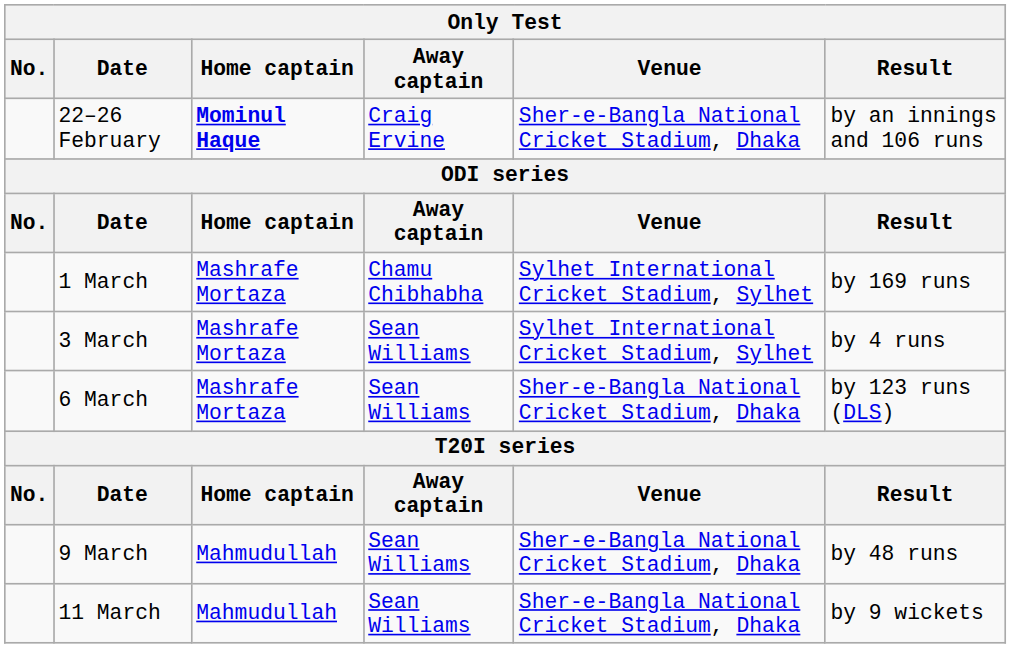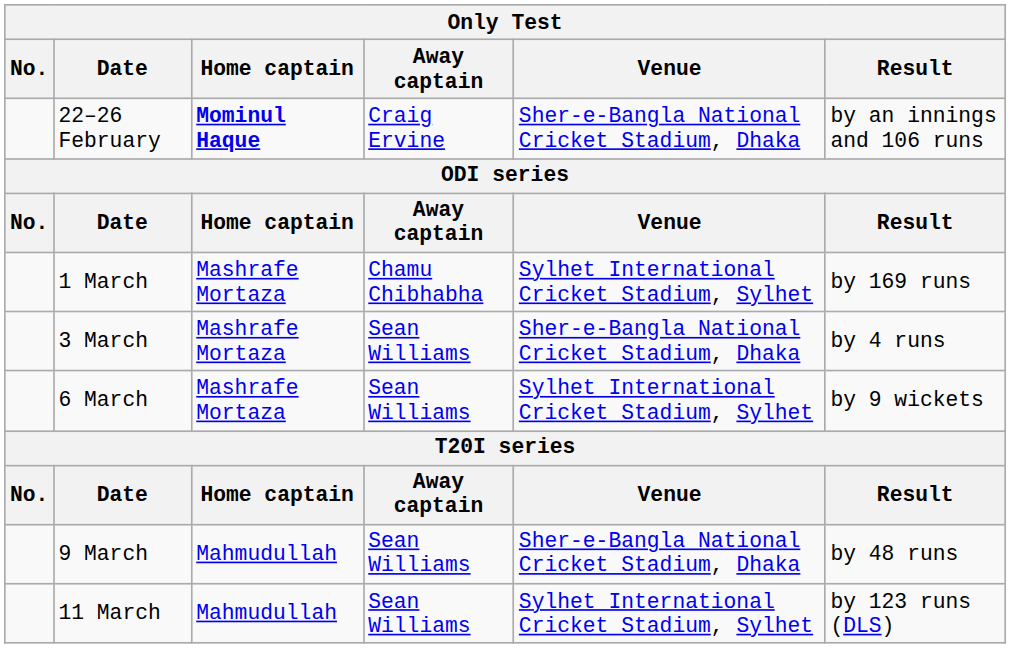(666, 341) Sylhet International Cricket Stadium, Sylhet -> (660, 341) Sher-e-Bangla National Cricket Stadium, Dhaka
(660, 401) Sher-e-Bangla National Cricket Stadium, Dhaka -> (666, 401) Sylhet International Cricket Stadium, Sylhet
(901, 401) by 123 runs (DLS) -> (907, 401) by 9 wickets
(660, 614) Sher-e-Bangla National Cricket Stadium, Dhaka -> (666, 614) Sylhet International Cricket Stadium, Sylhet
(907, 614) by 9 wickets -> (901, 614) by 123 runs (DLS)
